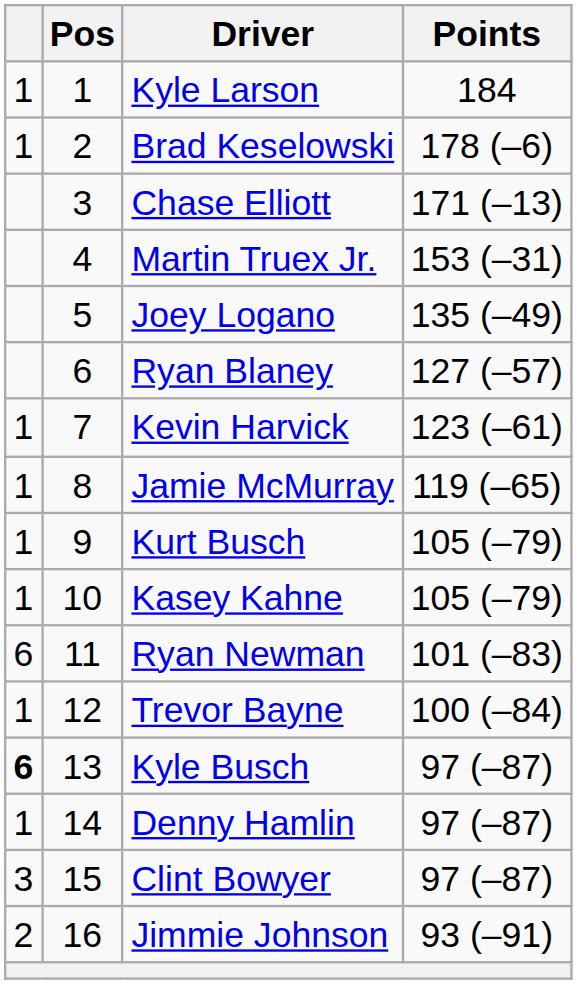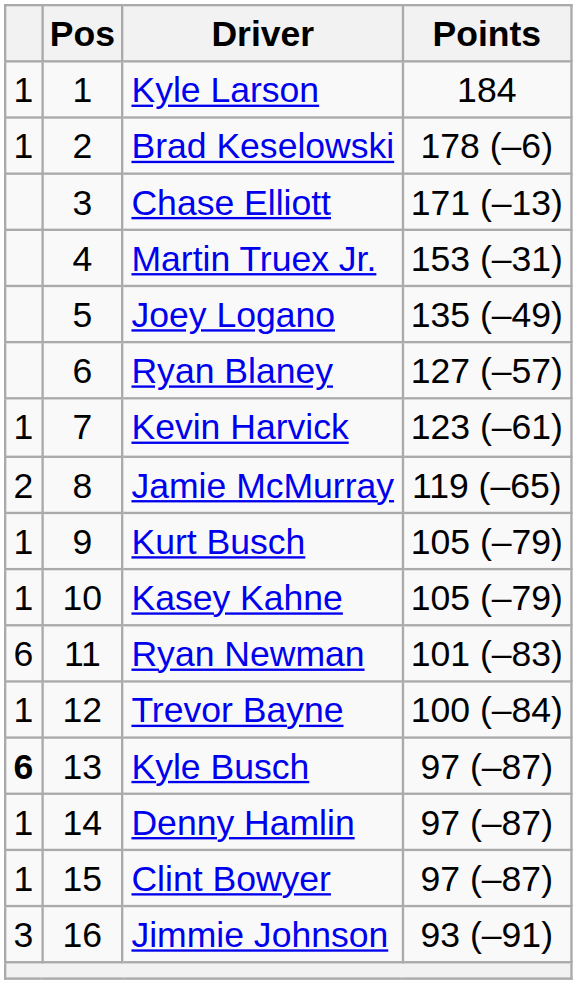(23, 484) 1 -> (23, 484) 2
(23, 878) 3 -> (23, 878) 1
(23, 934) 2 -> (23, 934) 3
